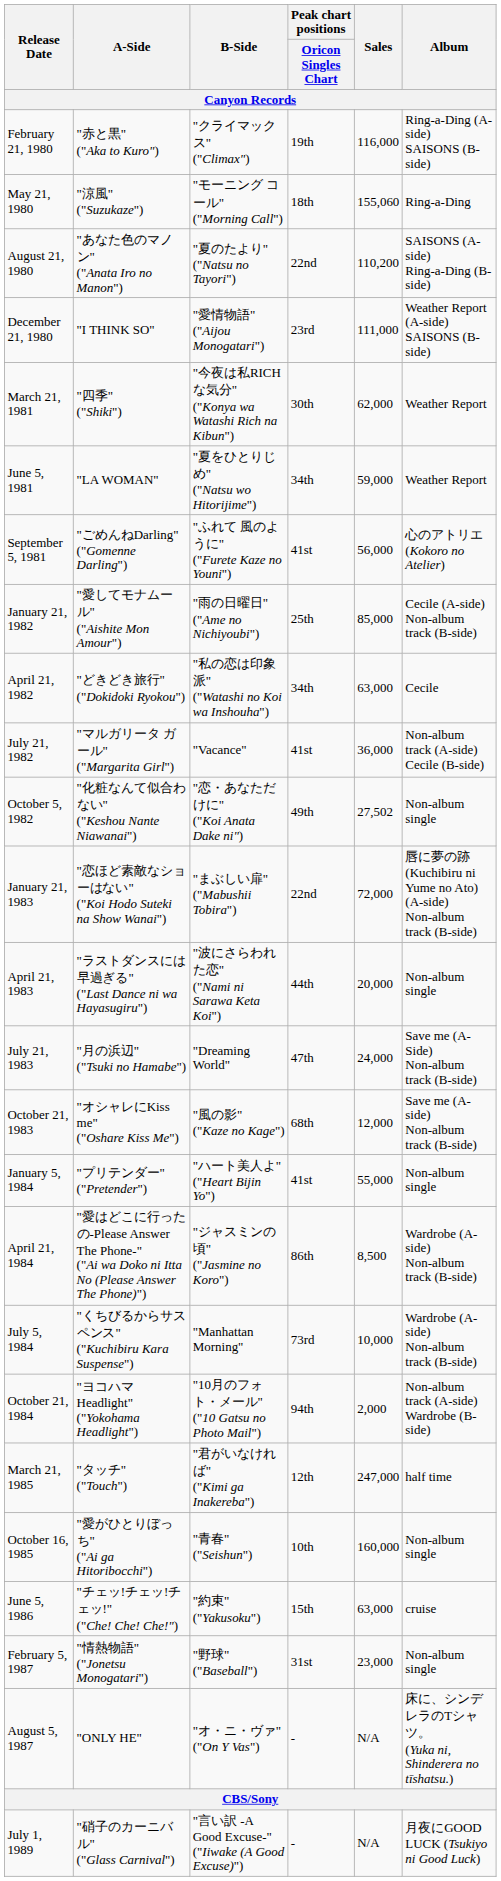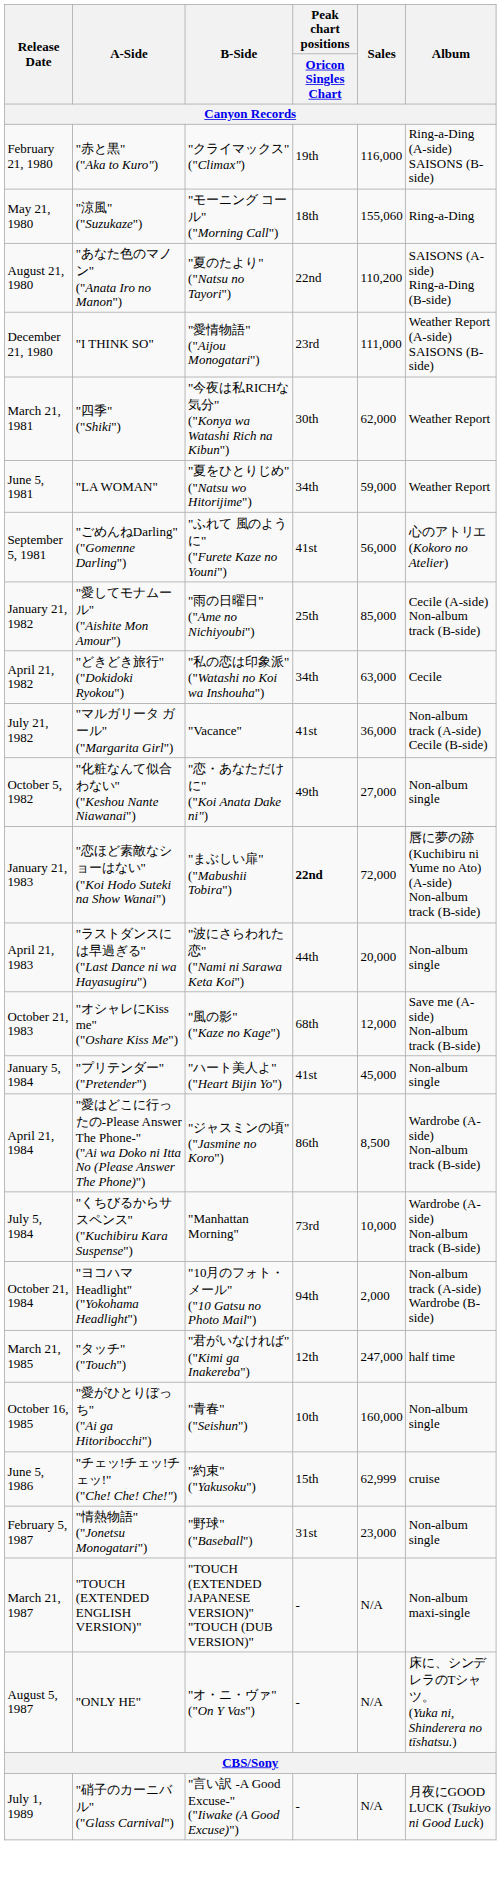(375, 811) 27,502 -> (378, 792) 27,000
(304, 894) normal -> (309, 874) bold
- row: (28, 1058)
(375, 1180) 55,000 -> (378, 1074) 45,000
(375, 1608) 63,000 -> (378, 1478) 62,999
+ row: (34, 1605)
